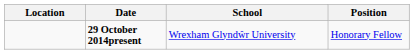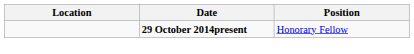- column: (247, 12)
